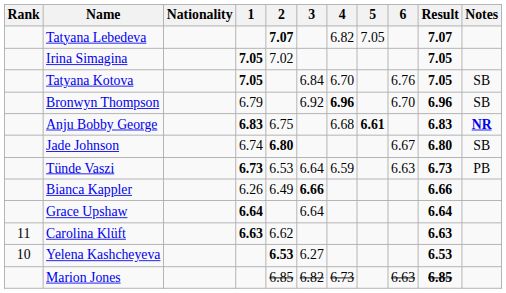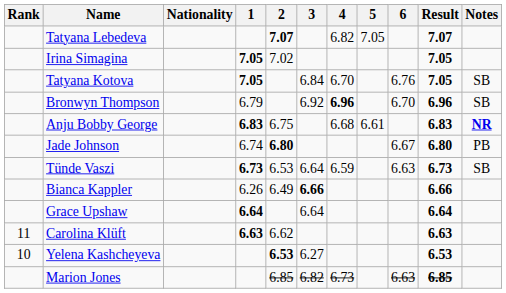(373, 124) bold -> (373, 124) normal
(482, 146) SB -> (482, 146) PB
(482, 168) PB -> (482, 168) SB
